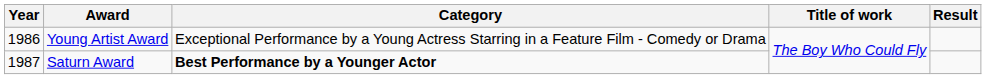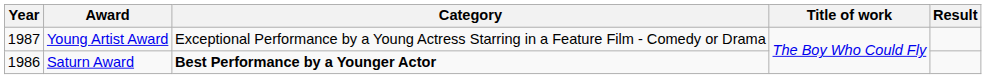(24, 39) 1986 -> (24, 39) 1987
(24, 62) 1987 -> (24, 62) 1986
